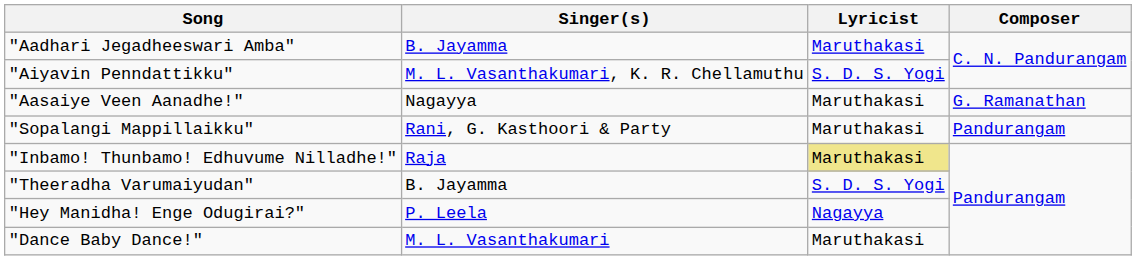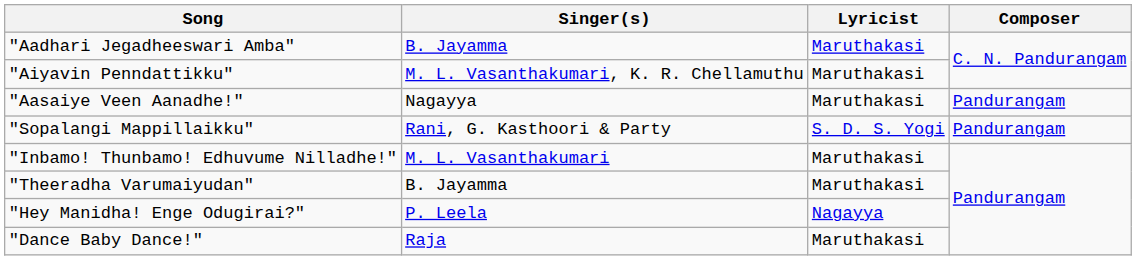(878, 74) S. D. S. Yogi -> (868, 74) Maruthakasi
(1019, 102) G. Ramanathan -> (1009, 102) Pandurangam
(868, 130) Maruthakasi -> (878, 130) S. D. S. Yogi
(426, 157) Raja -> (507, 157) M. L. Vasanthakumari
(868, 157) khaki background -> (868, 157) no background
(878, 185) S. D. S. Yogi -> (868, 185) Maruthakasi
(507, 241) M. L. Vasanthakumari -> (426, 241) Raja
